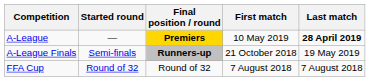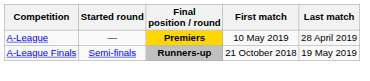(332, 38) bold -> (329, 38) normal
- row: (25, 68)
